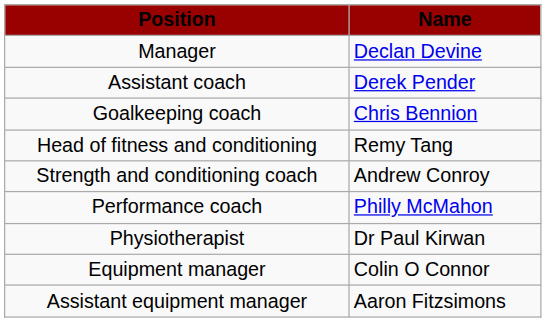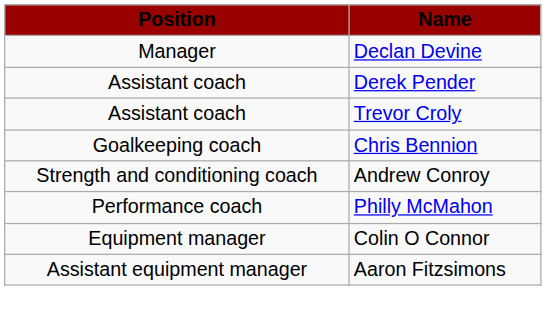+ row: (408, 113)
- row: (403, 144)
- row: (419, 238)
